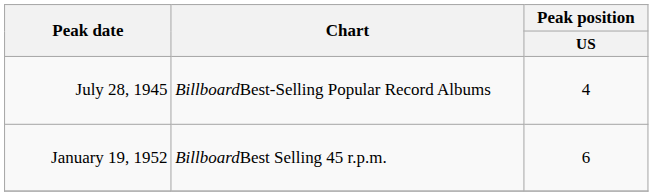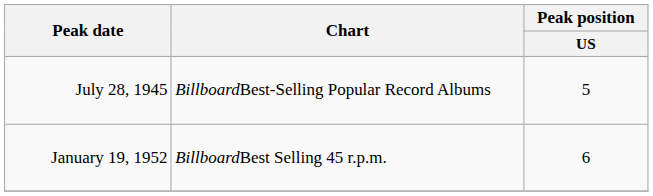(586, 90) 4 -> (586, 90) 5
